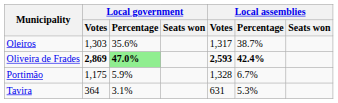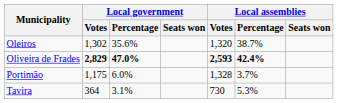(96, 43) 1,303 -> (96, 43) 1,302
(221, 43) 1,317 -> (221, 43) 1,320
(96, 59) 2,869 -> (96, 59) 2,829
(125, 59) lightgreen background -> (125, 59) no background
(122, 75) 5.9% -> (122, 75) 6.0%
(247, 75) 6.7% -> (247, 75) 3.7%
(217, 91) 631 -> (217, 91) 730
